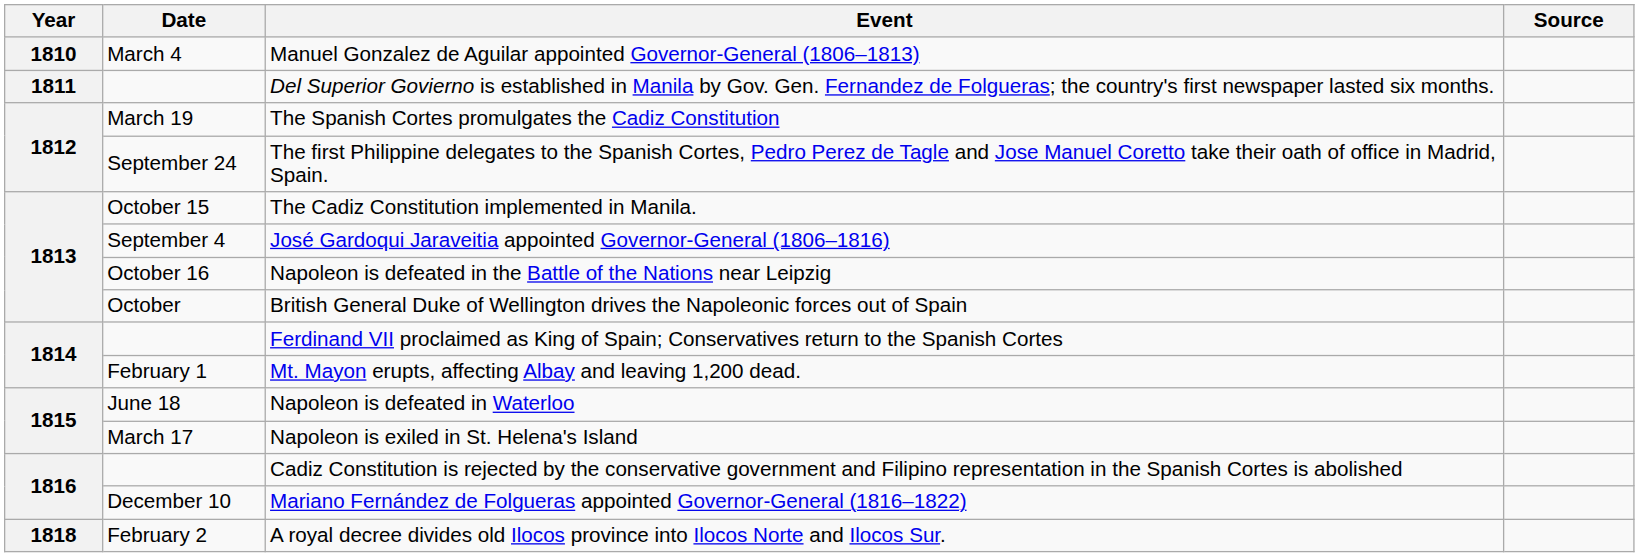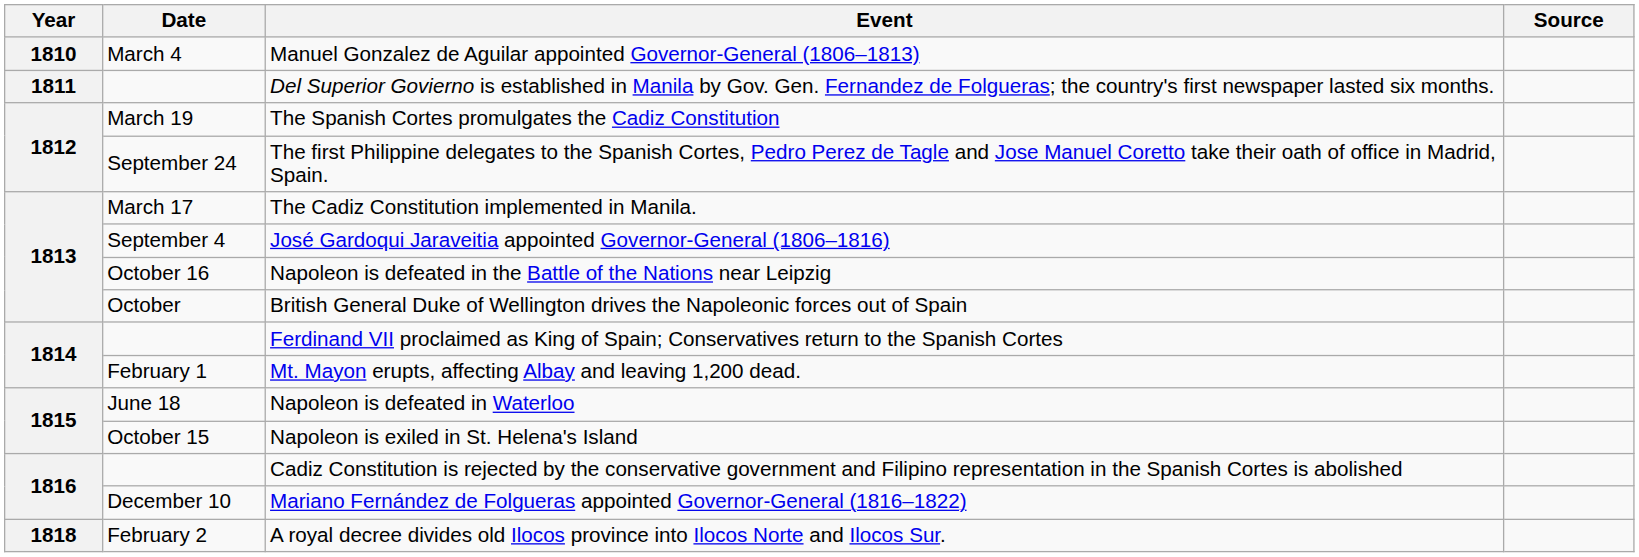(158, 207) October 15 -> (150, 207) March 17
(150, 436) March 17 -> (158, 436) October 15
